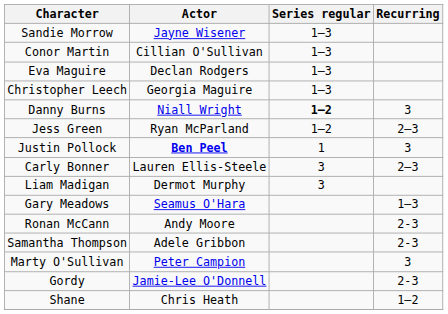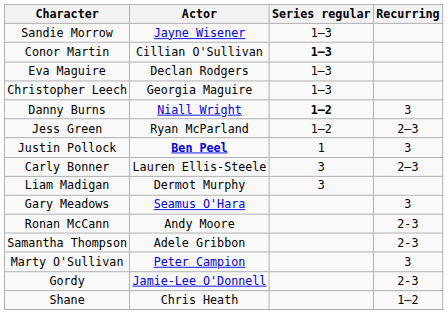(321, 52) normal -> (321, 52) bold
(408, 205) 1–3 -> (408, 205) 3
